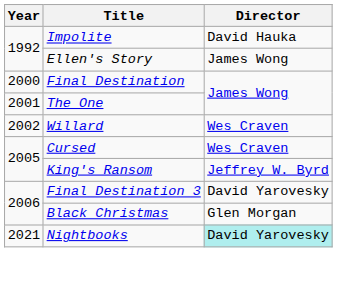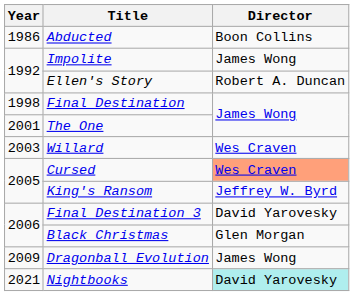+ row: (79, 38)
(252, 38) David Hauka -> (256, 60) James Wong
(248, 60) James Wong -> (280, 82) Robert A. Duncan
(24, 82) 2000 -> (24, 104) 1998
(24, 126) 2002 -> (24, 148) 2003
(248, 148) no background -> (256, 170) lightsalmon background
+ row: (128, 258)
